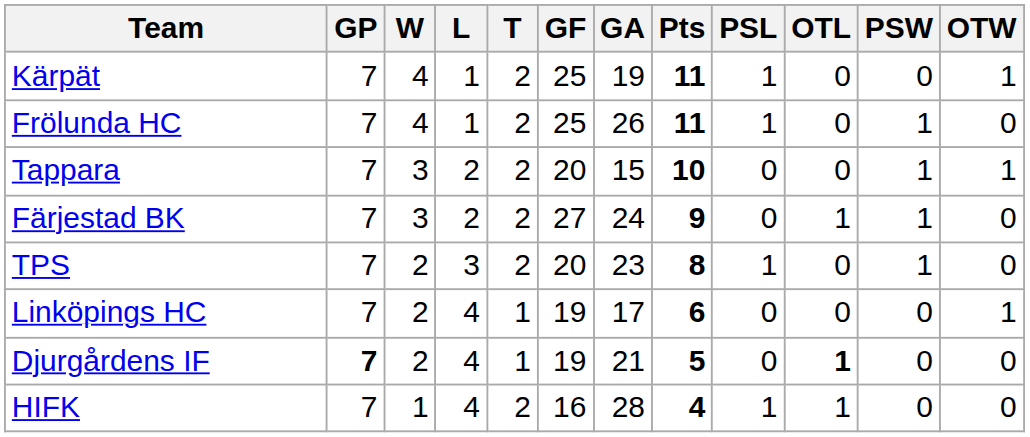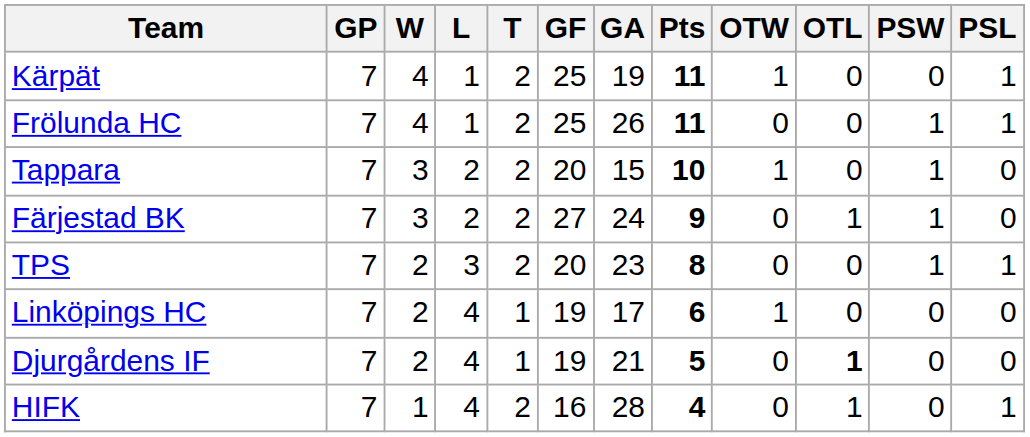columns swapped: (982, 28) <-> (748, 28)
(369, 360) bold -> (369, 360) normal
